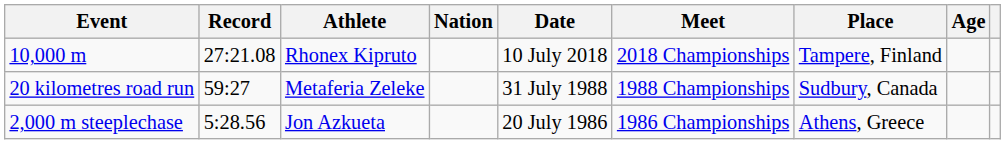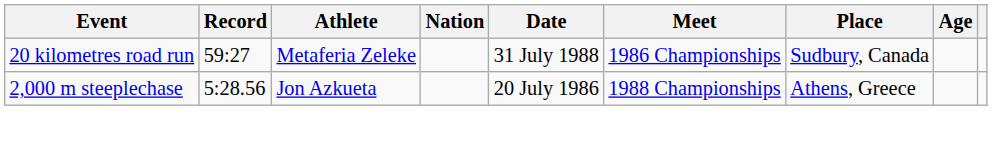- row: (48, 55)
(703, 88) 1988 Championships -> (695, 55) 1986 Championships
(703, 122) 1986 Championships -> (695, 88) 1988 Championships
